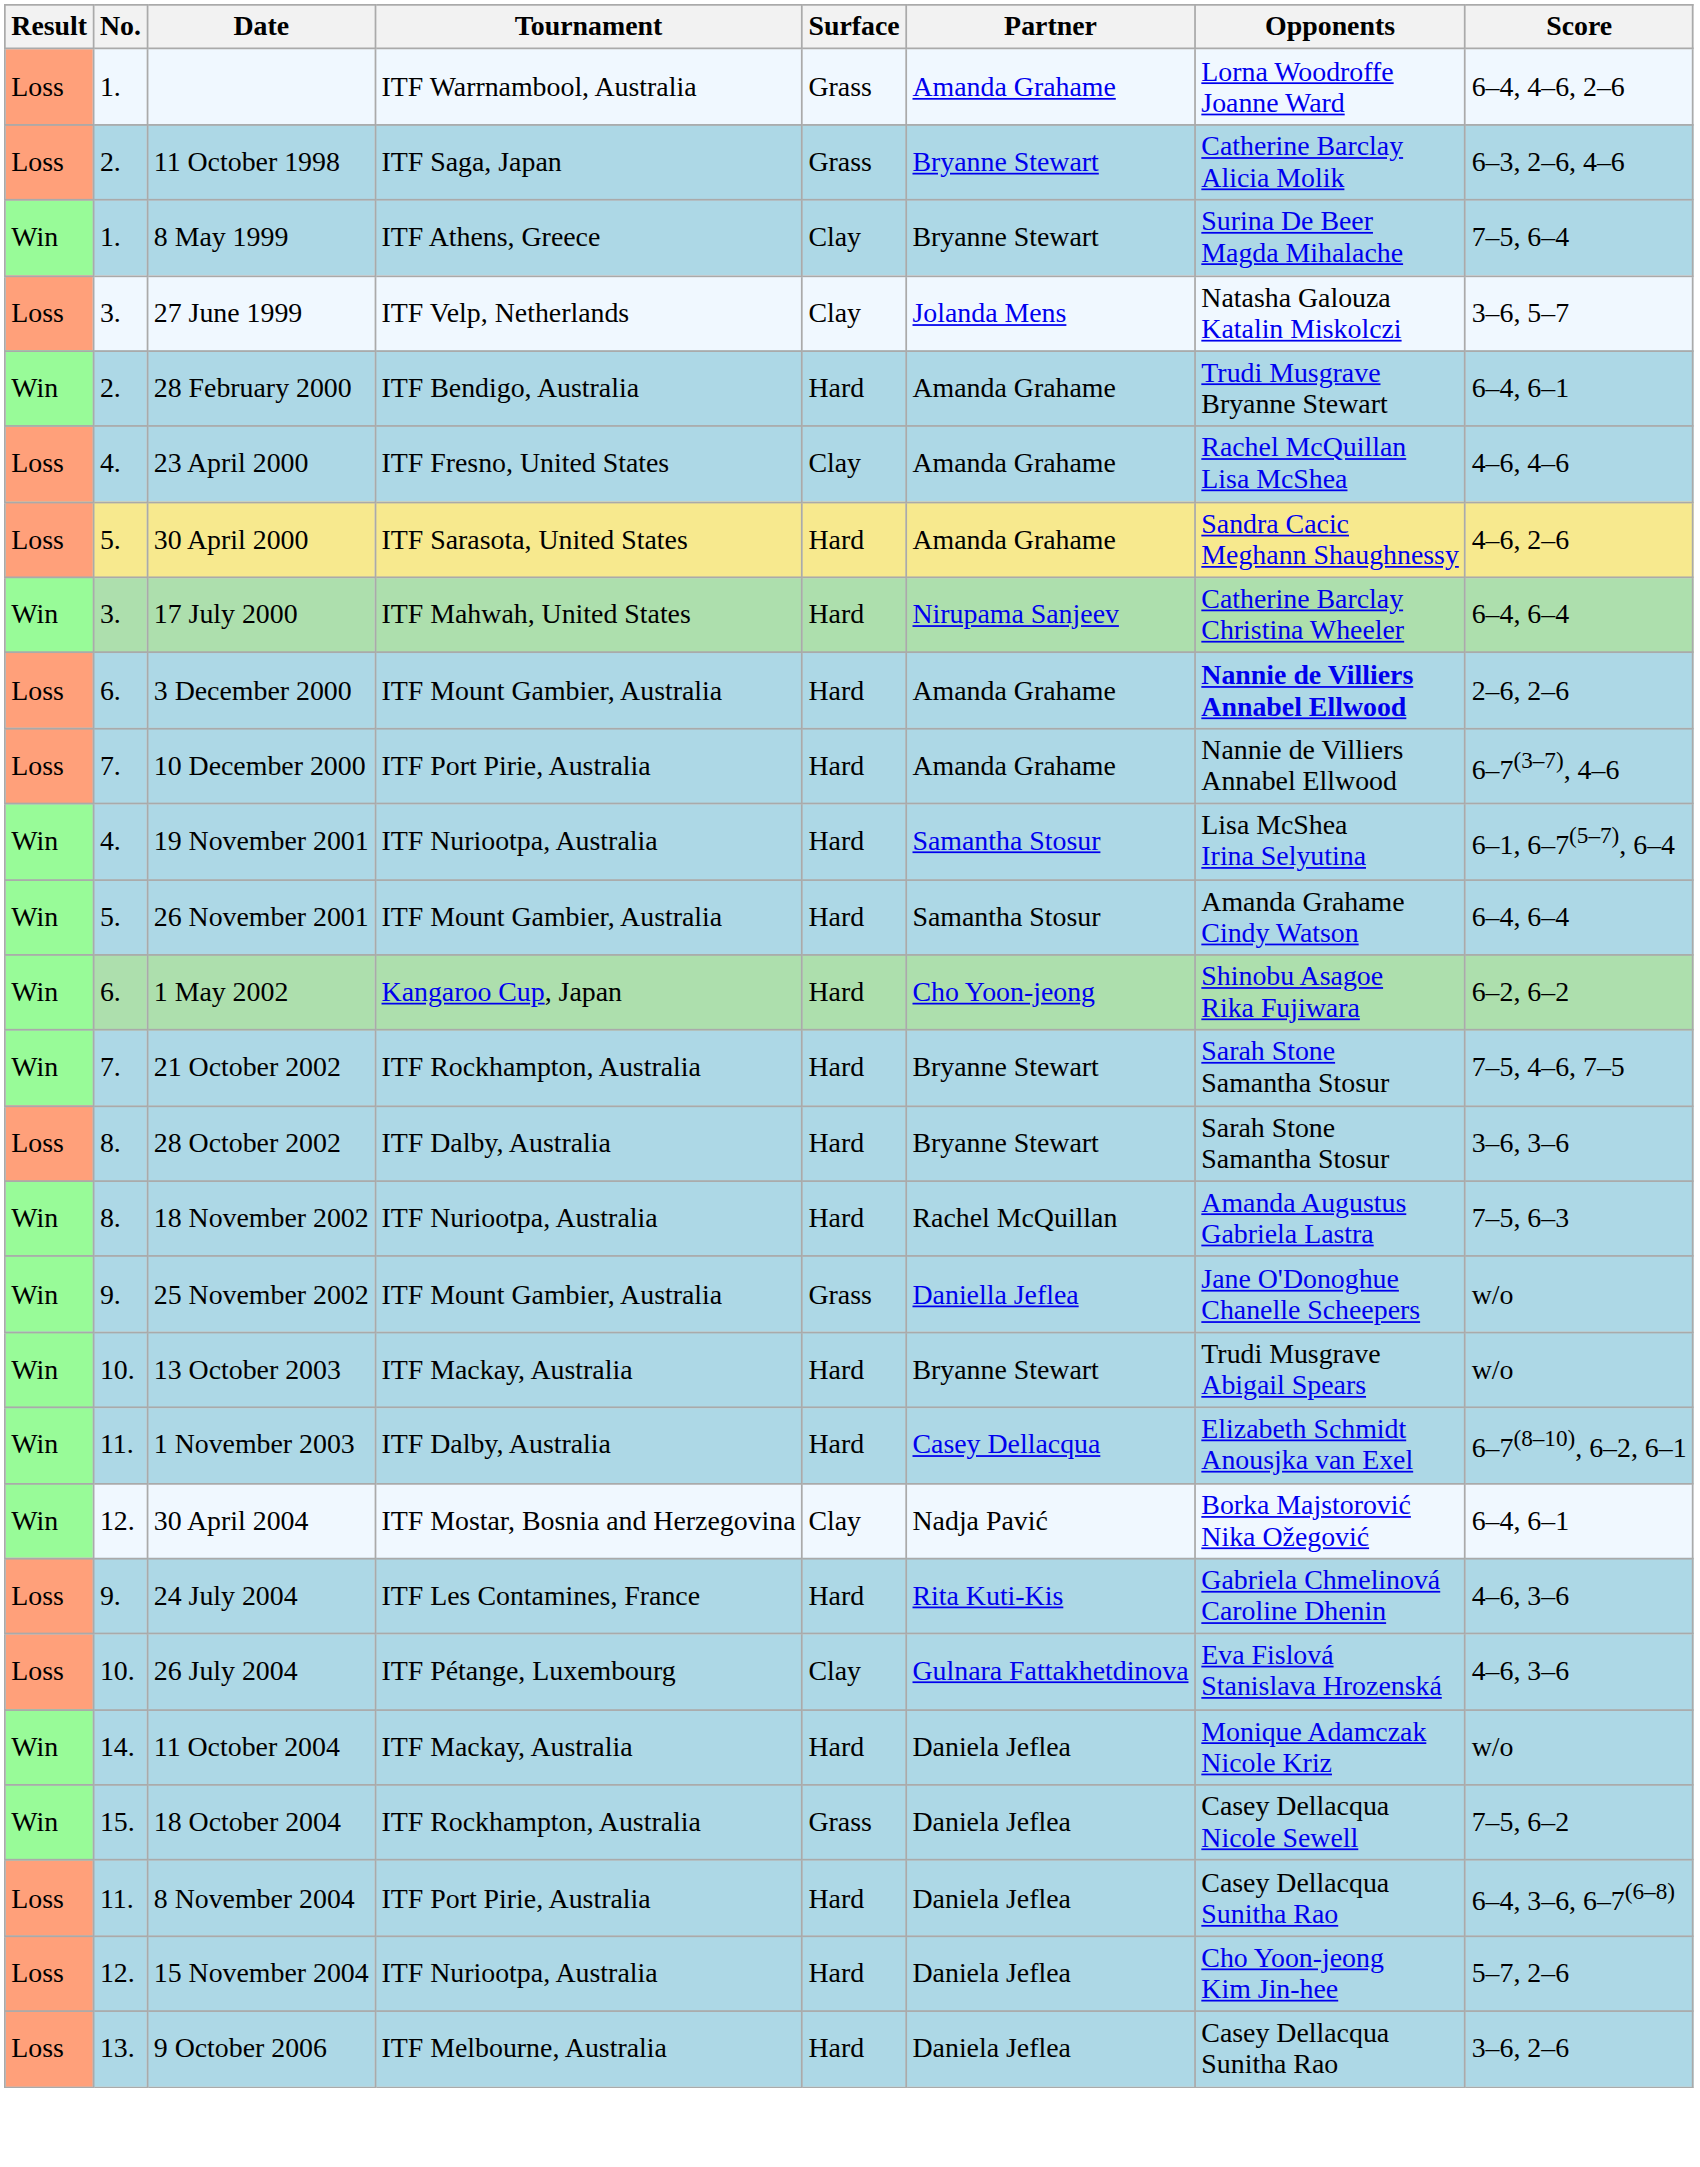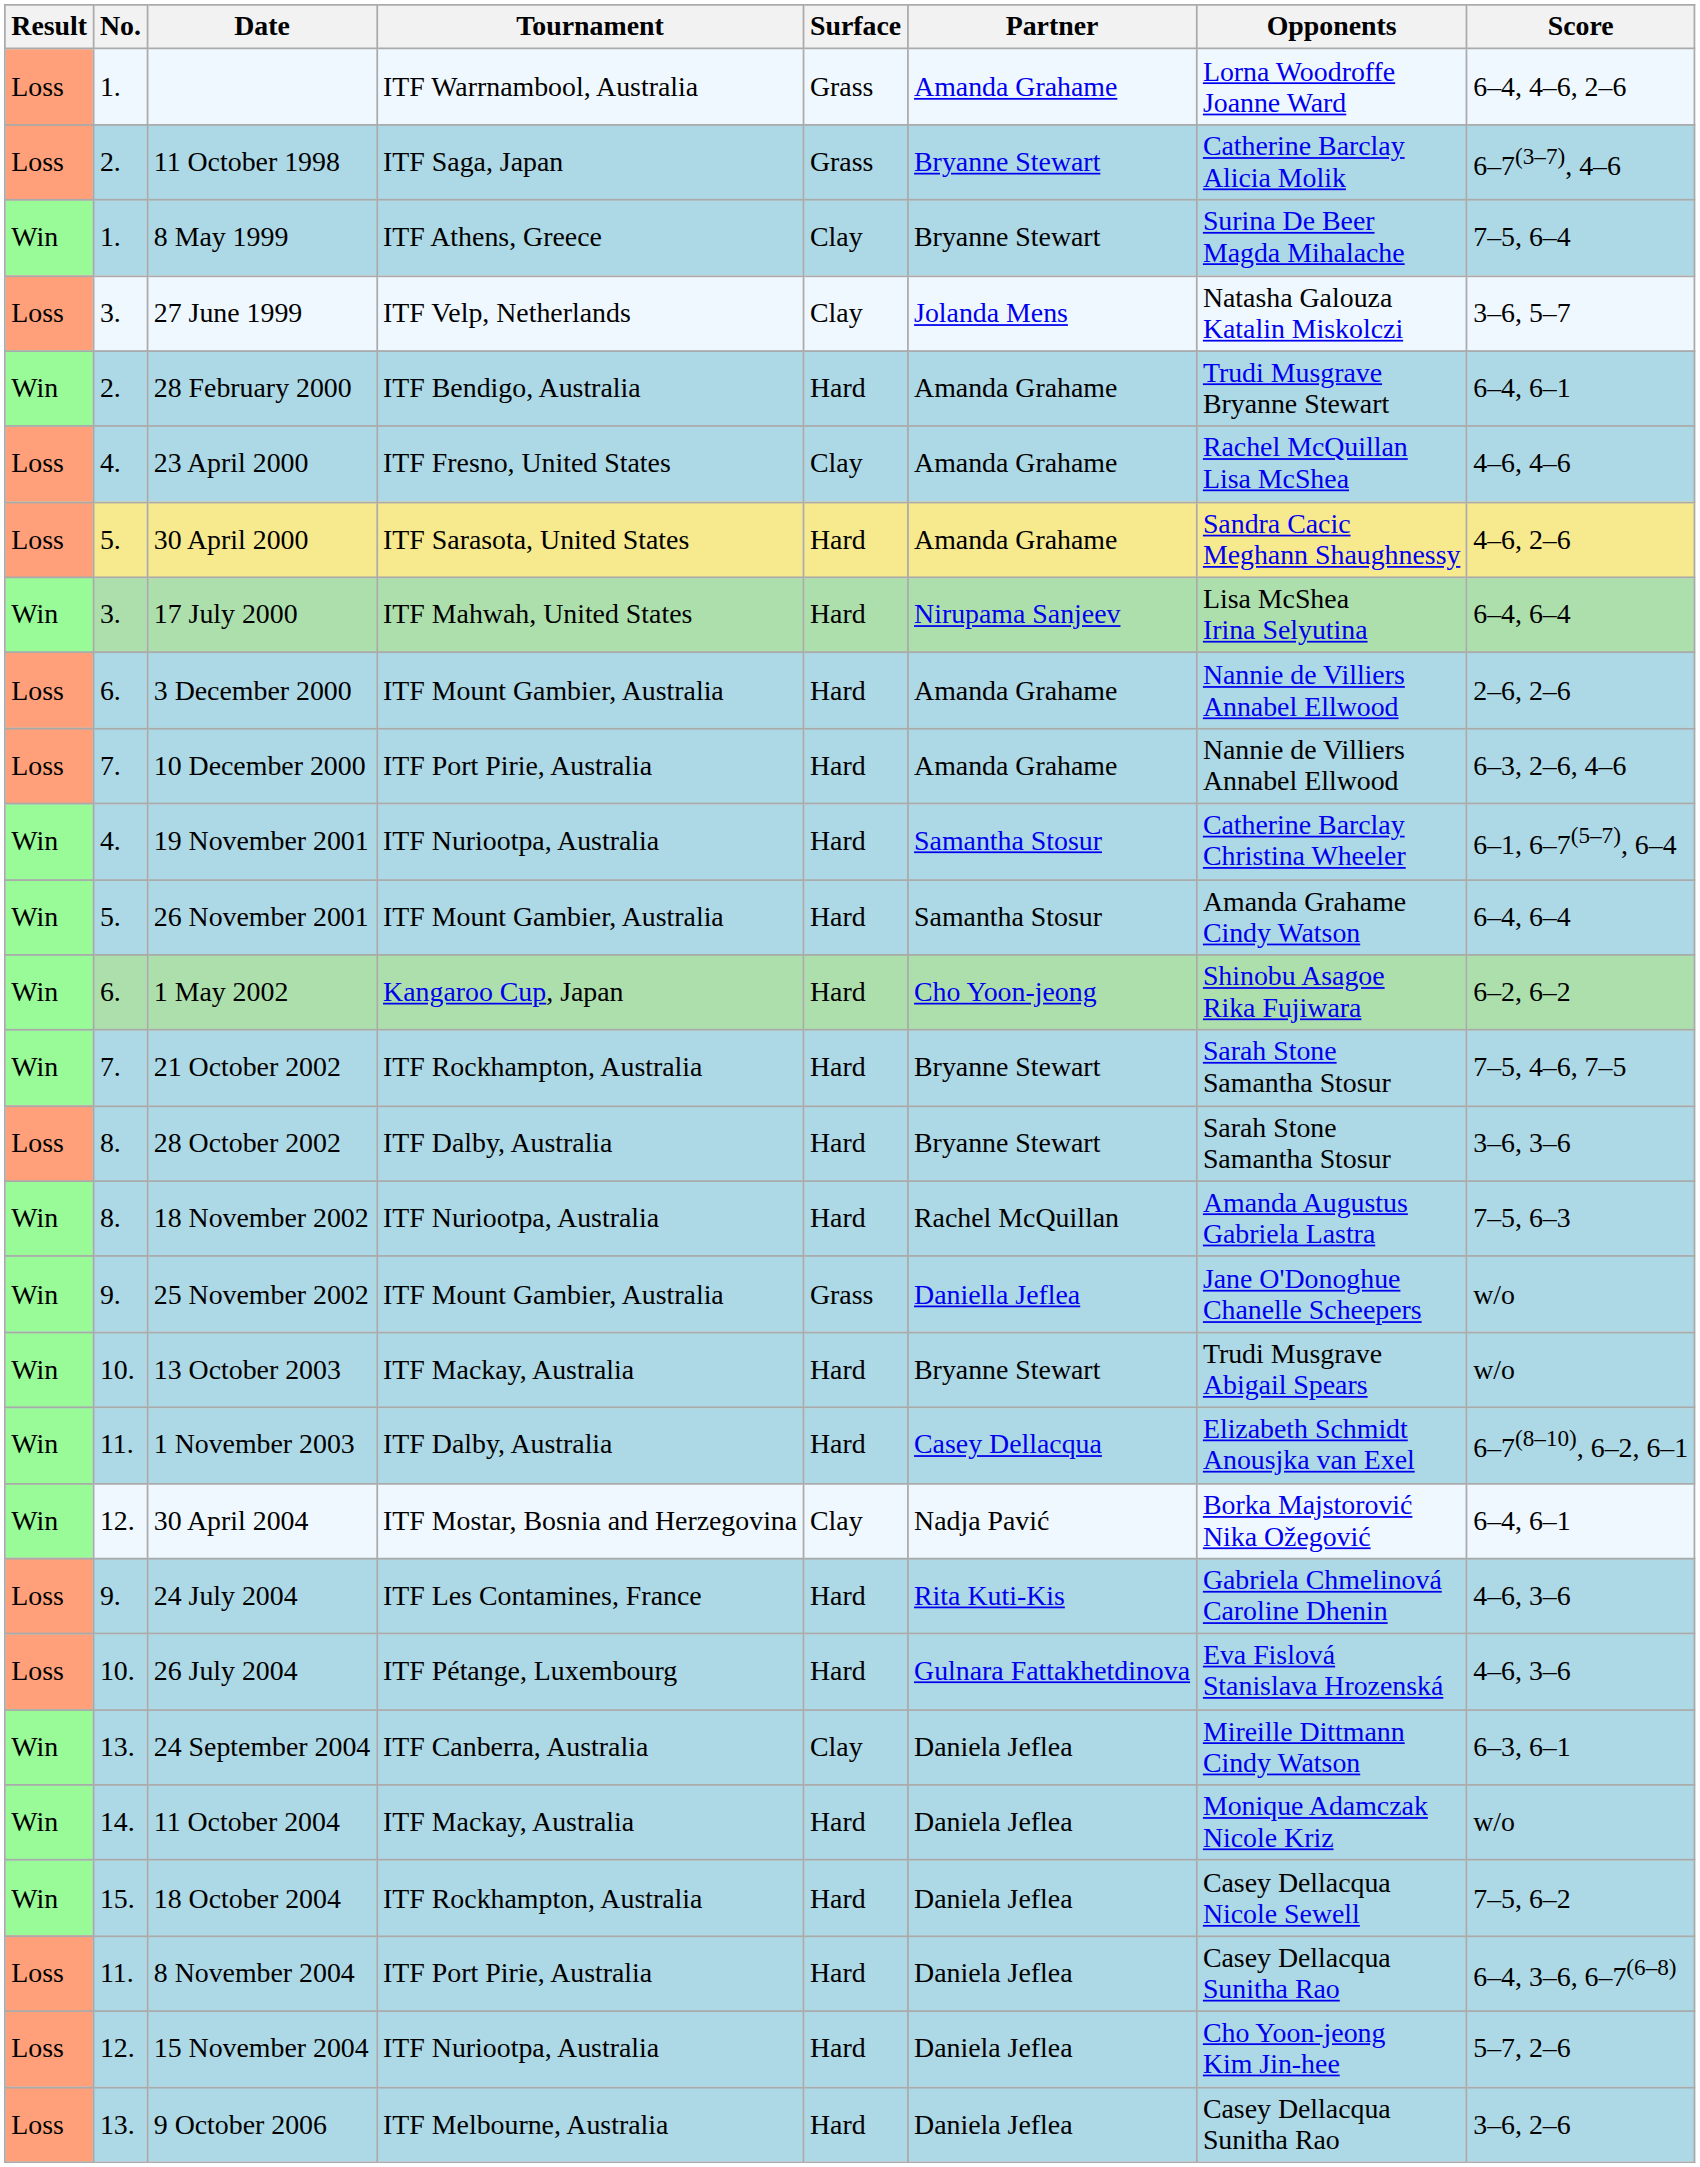(1548, 161) 6–3, 2–6, 4–6 -> (1547, 161) 6–7(3–7), 4–6
(1303, 614) Catherine Barclay Christina Wheeler -> (1285, 614) Lisa McShea Irina Selyutina
(1307, 690) bold -> (1304, 690) normal
(1546, 765) 6–7(3–7), 4–6 -> (1550, 765) 6–3, 2–6, 4–6
(1284, 841) Lisa McShea Irina Selyutina -> (1304, 841) Catherine Barclay Christina Wheeler
(835, 1671) Clay -> (838, 1671) Hard
+ row: (262, 1746)
(840, 1822) Grass -> (838, 1897) Hard
